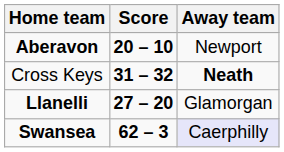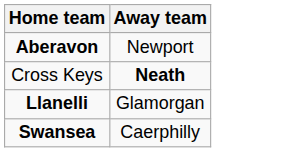- column: (143, 18)
(228, 132) lavender background -> (160, 132) no background
